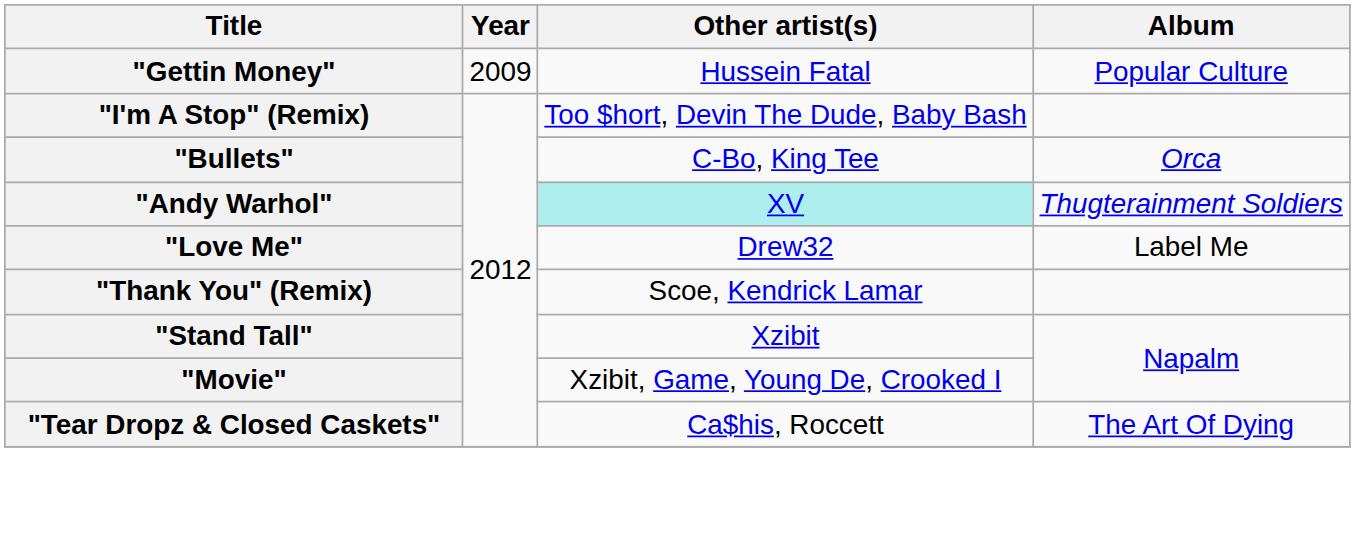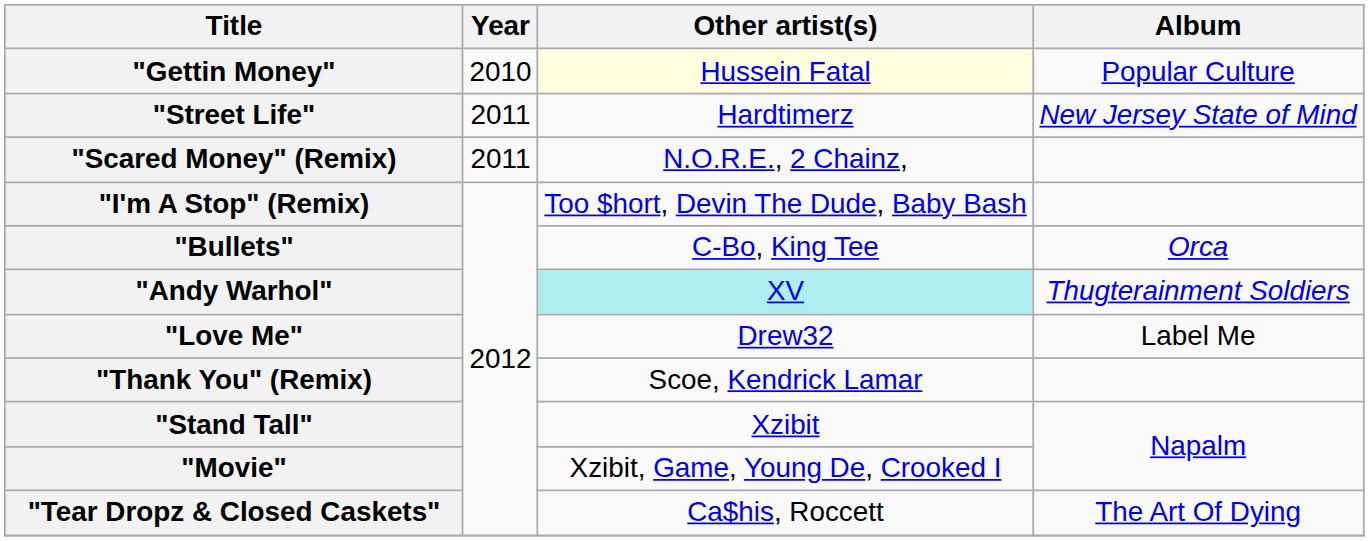(501, 70) 2009 -> (501, 70) 2010
(785, 70) no background -> (785, 70) lightyellow background
+ row: (234, 114)
+ row: (234, 159)
